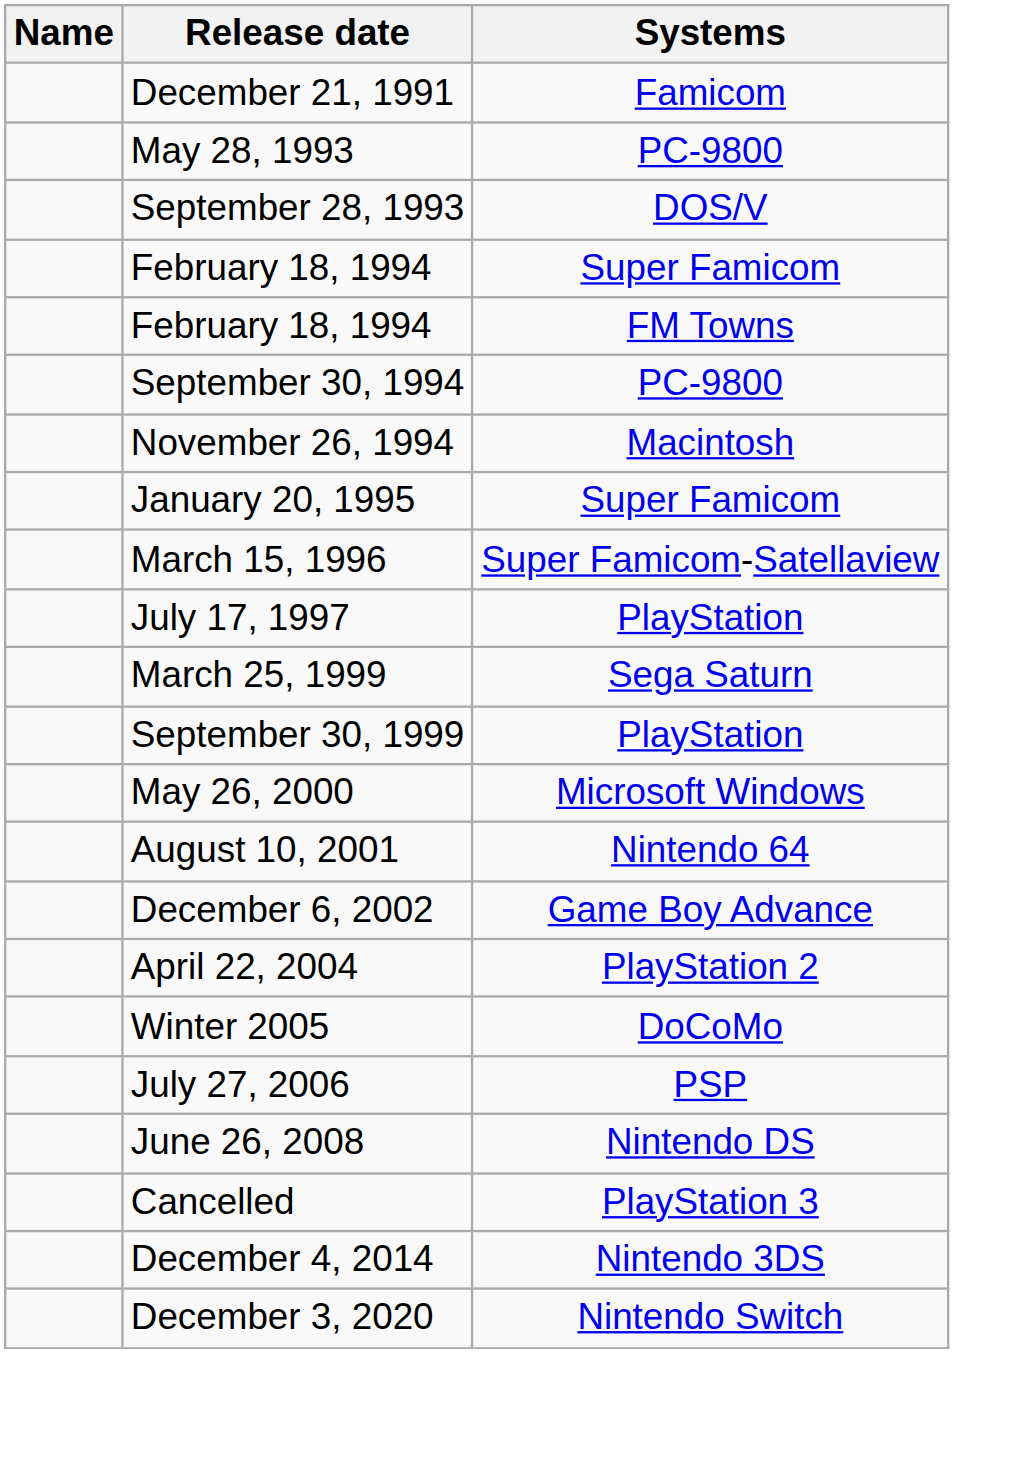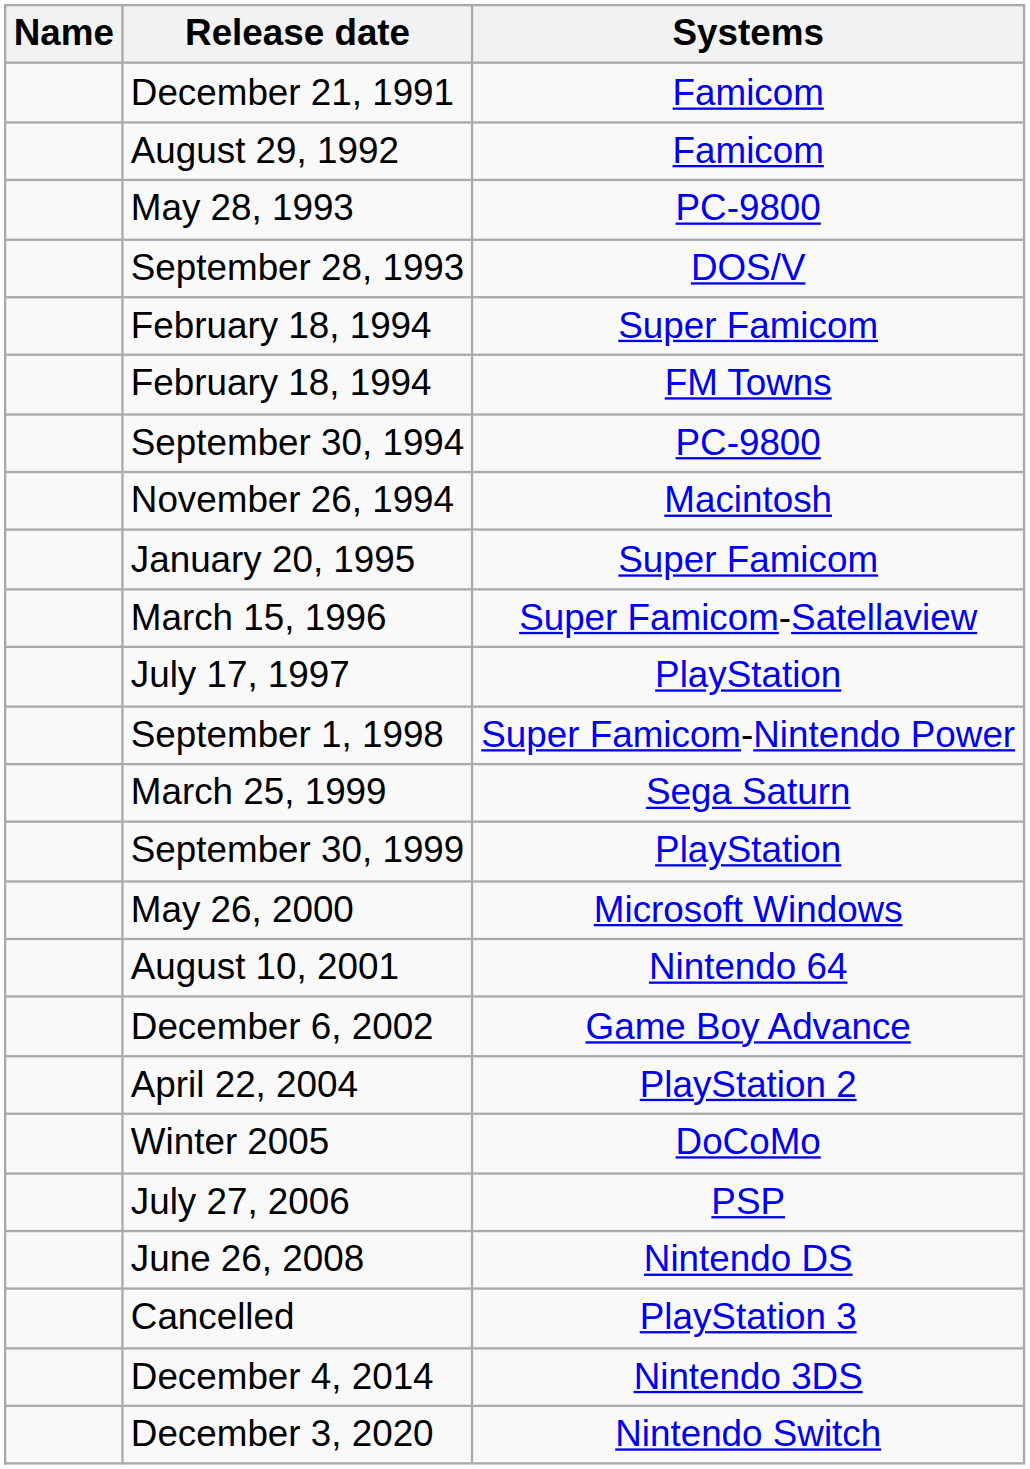+ row: (265, 150)
+ row: (287, 734)
